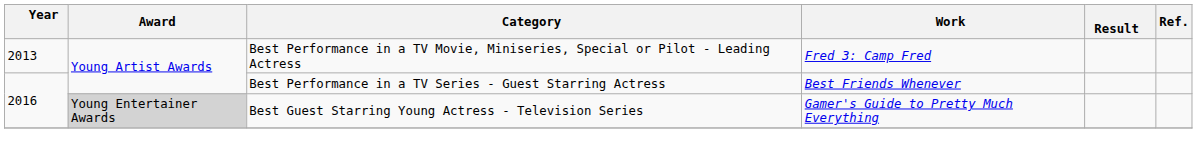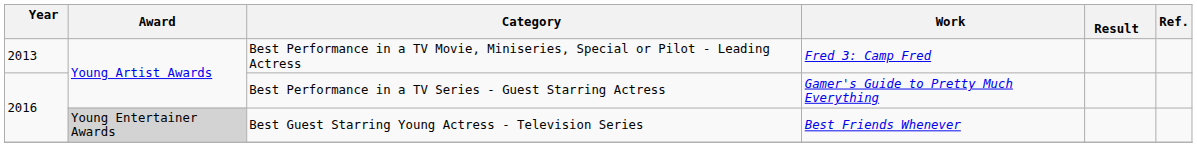(883, 83) Best Friends Whenever -> (909, 90) Gamer's Guide to Pretty Much Everything
(909, 111) Gamer's Guide to Pretty Much Everything -> (883, 125) Best Friends Whenever
